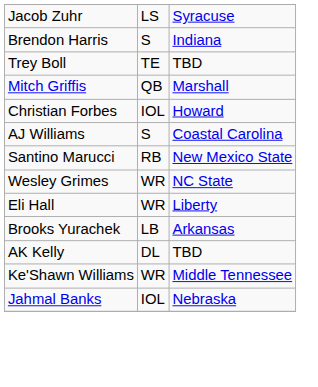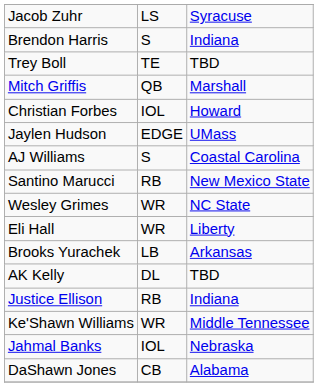+ row: (57, 134)
+ row: (55, 299)
+ row: (62, 370)
